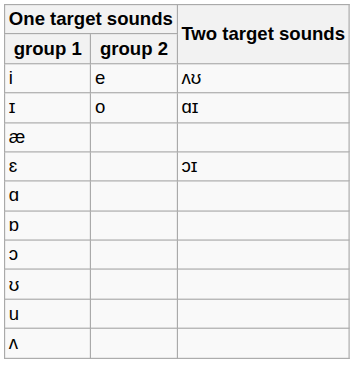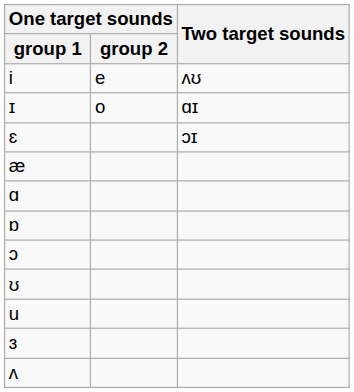rows swapped: (13, 166) <-> (17, 136)
+ row: (13, 343)
